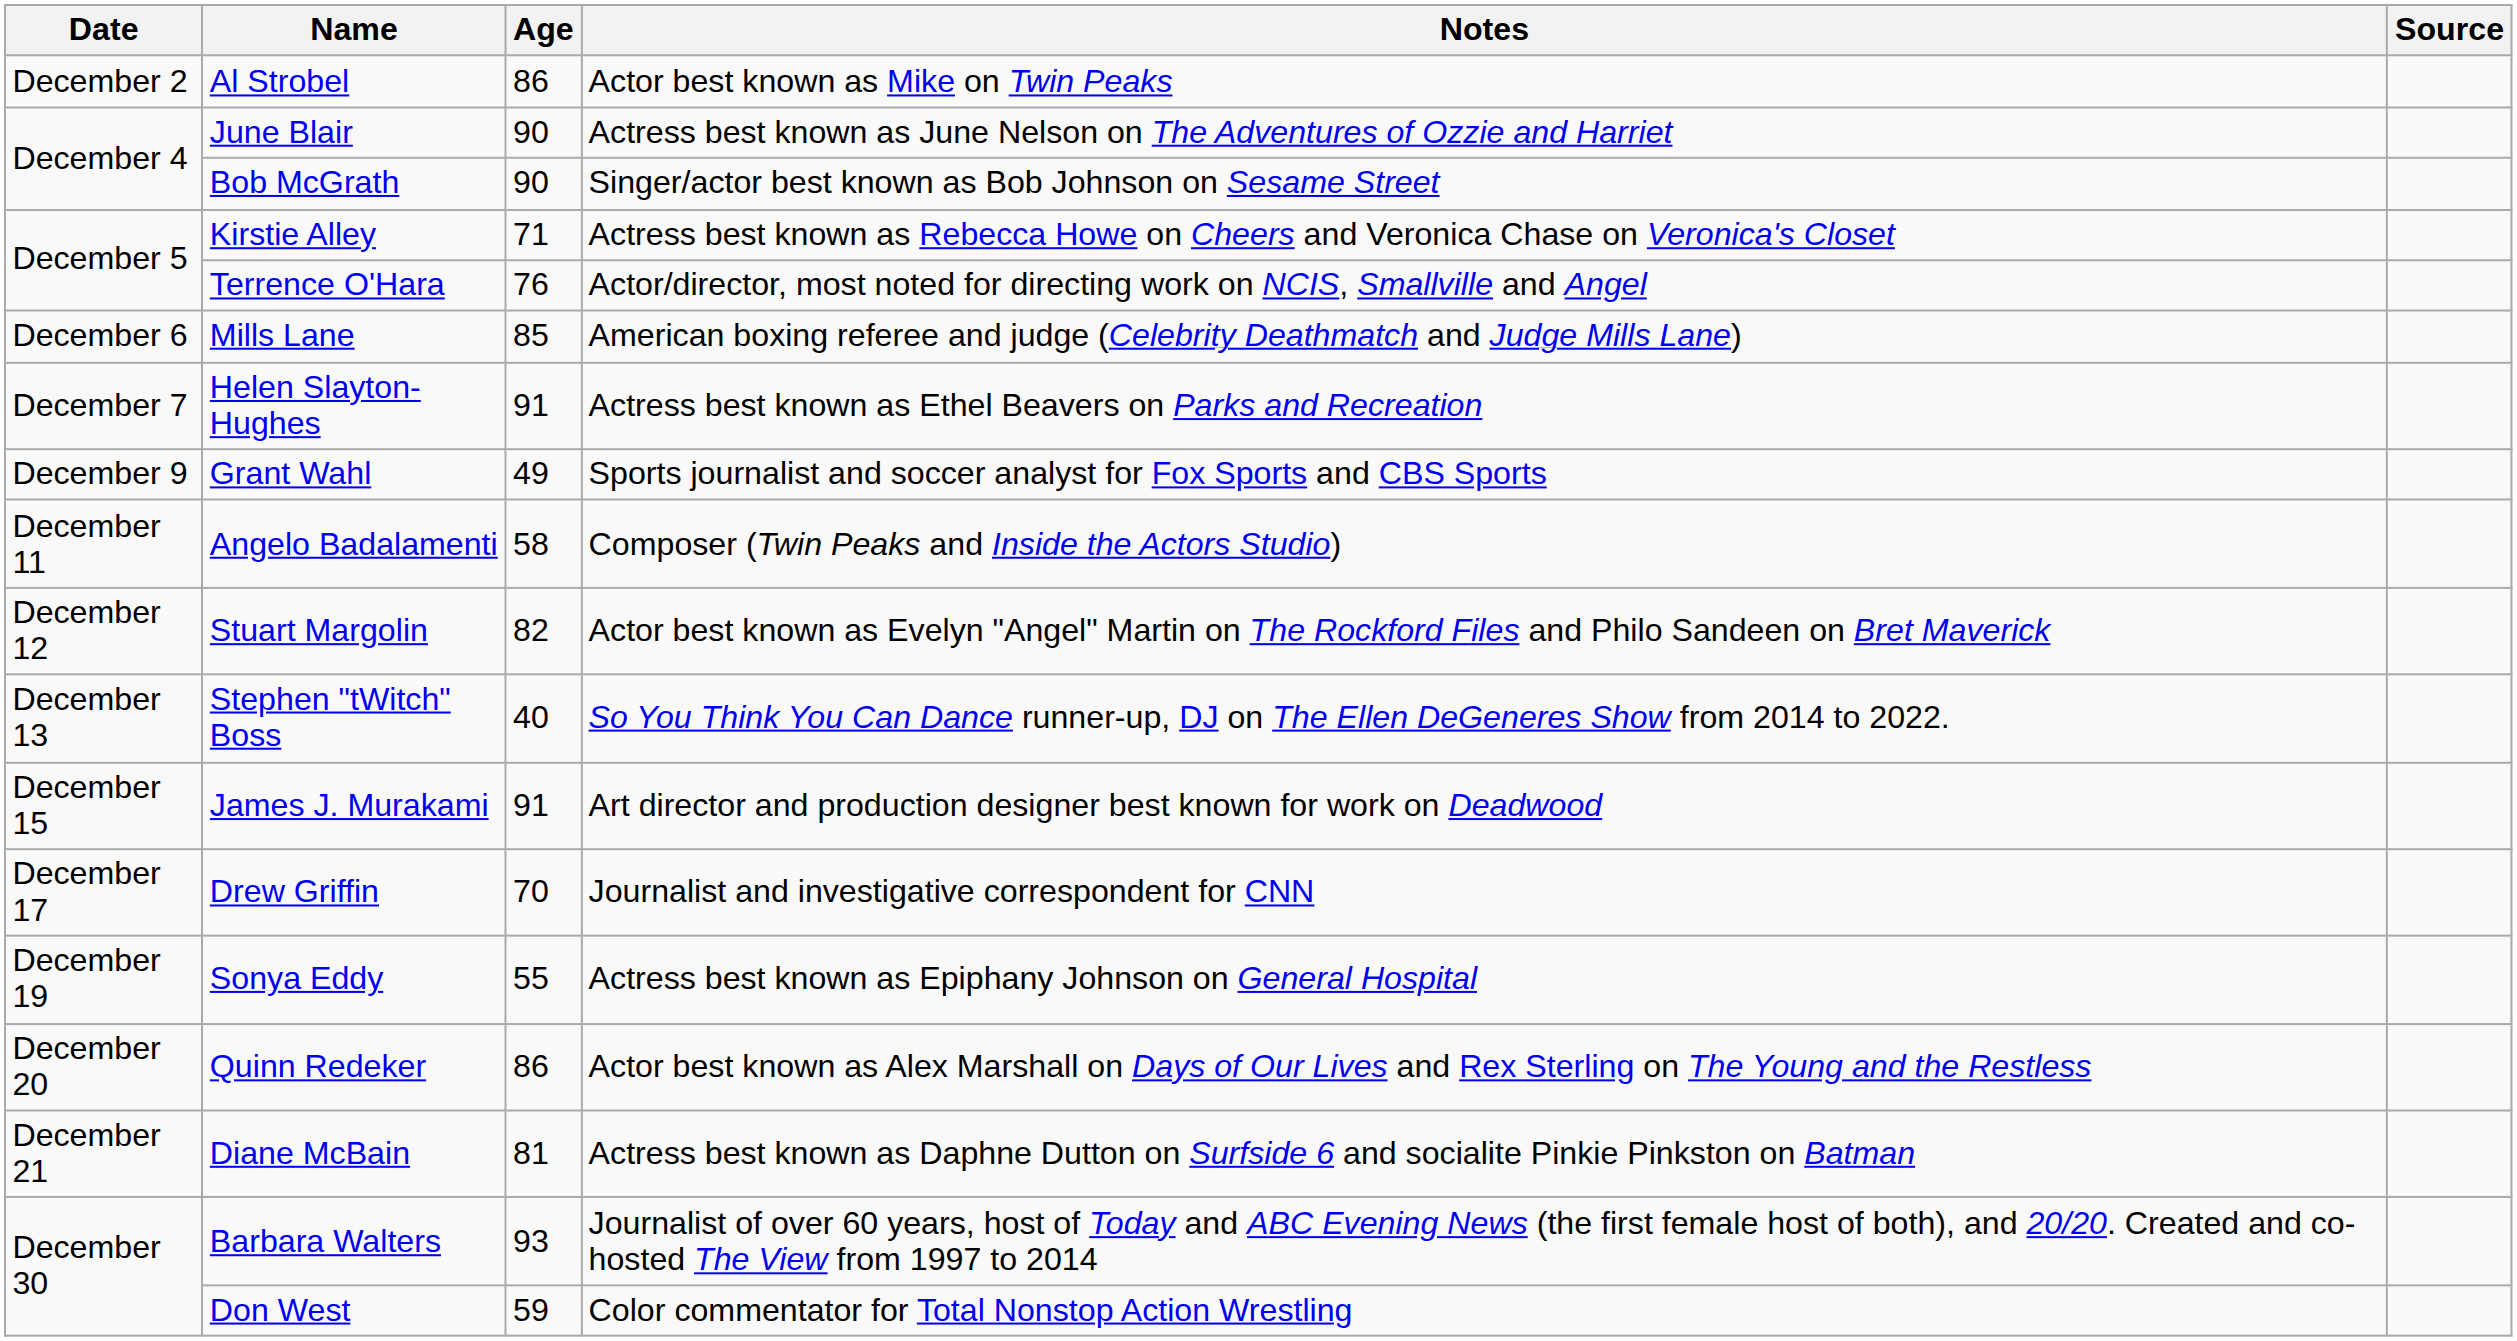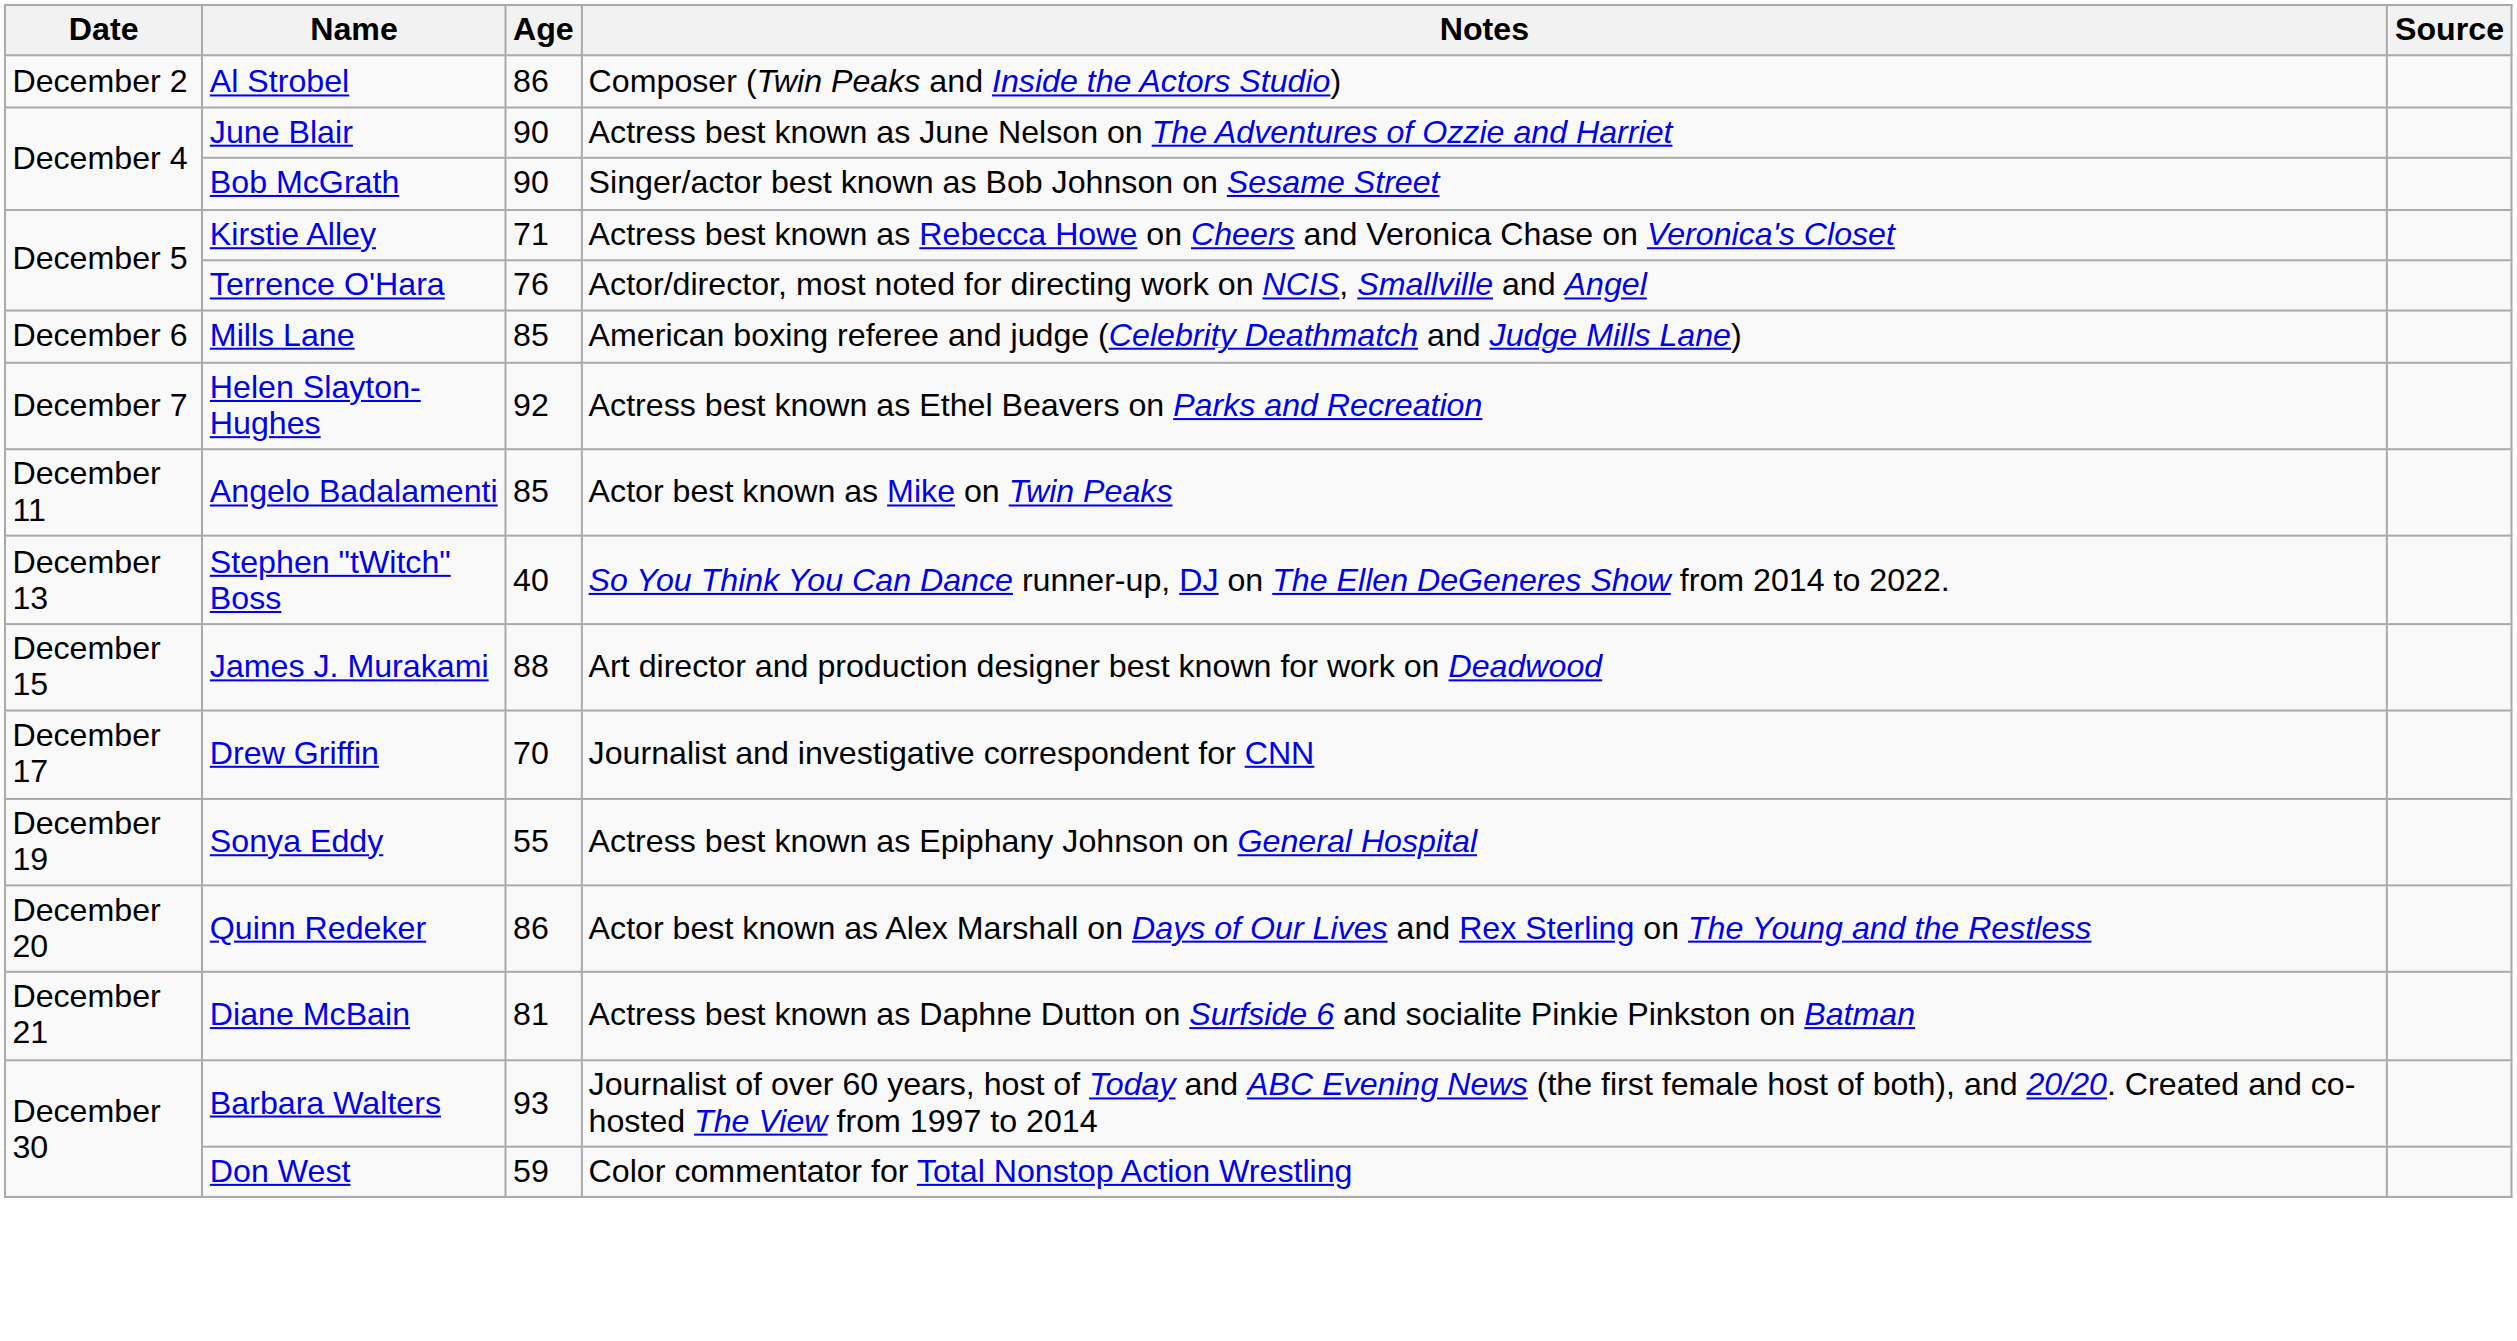(881, 81) Actor best known as Mike on Twin Peaks -> (965, 81) Composer (Twin Peaks and Inside the Actors Studio)
(531, 405) 91 -> (531, 405) 92
- row: (291, 474)
(531, 543) 58 -> (531, 492) 85
(965, 543) Composer (Twin Peaks and Inside the Actors Studio) -> (881, 492) Actor best known as Mike on Twin Peaks
- row: (319, 630)
(531, 804) 91 -> (531, 666) 88
